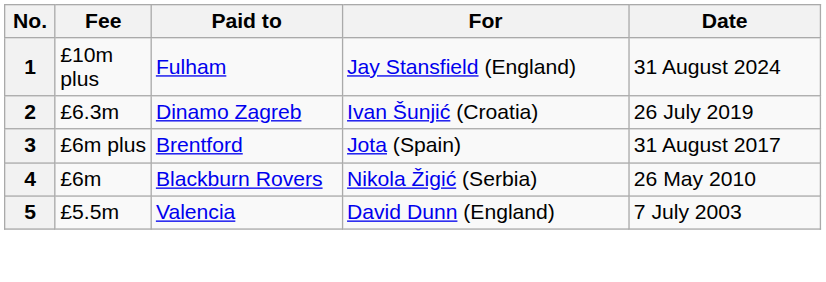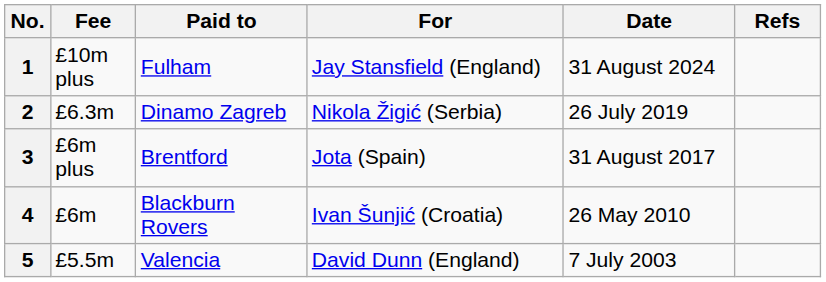+ column: (777, 21)
(443, 111) Ivan Šunjić (Croatia) -> (407, 111) Nikola Žigić (Serbia)
(442, 178) Nikola Žigić (Serbia) -> (407, 214) Ivan Šunjić (Croatia)
